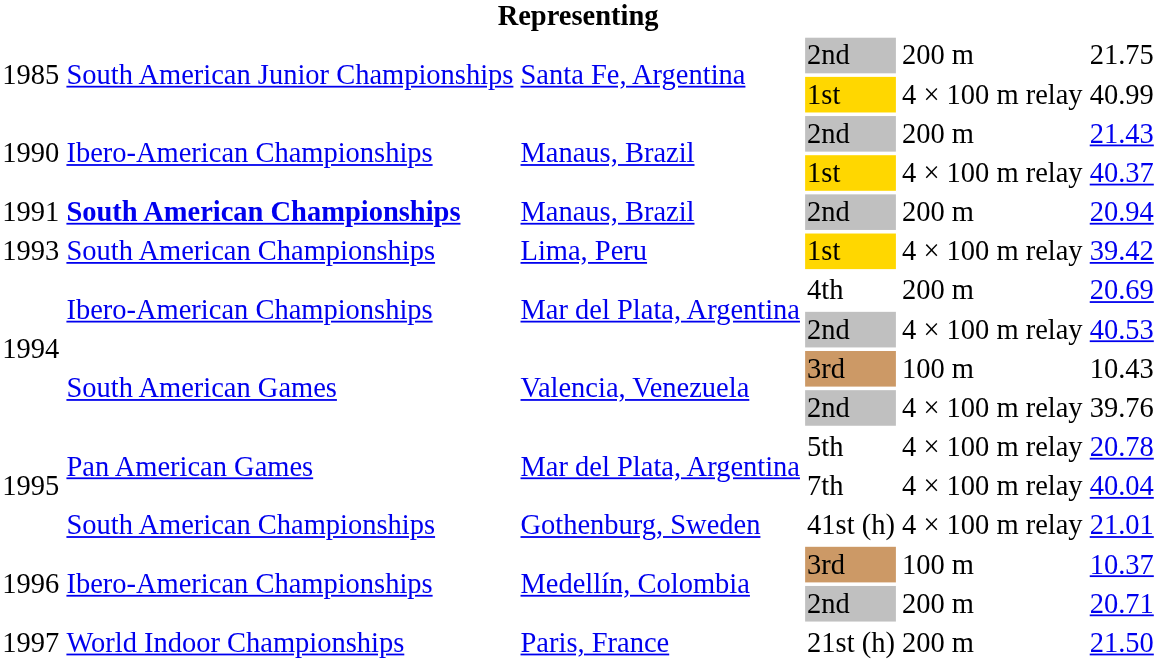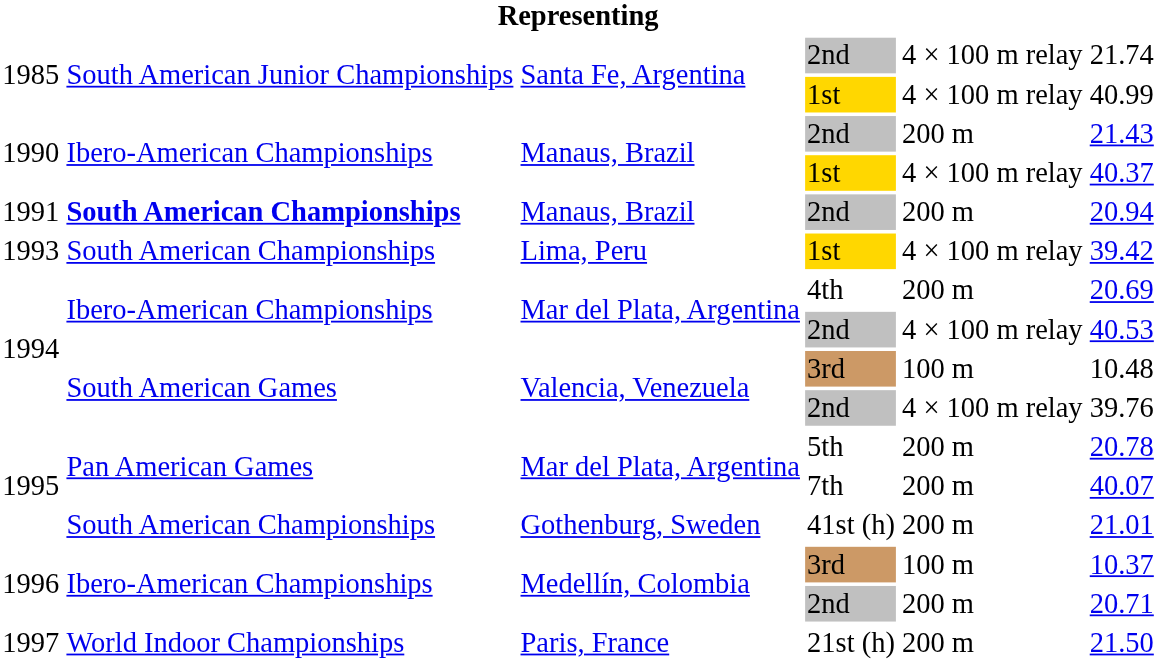(938, 55) 200 m -> (992, 55) 4 × 100 m relay
(1122, 55) 21.75 -> (1122, 55) 21.74
(1122, 368) 10.43 -> (1122, 368) 10.48
(992, 446) 4 × 100 m relay -> (938, 446) 200 m
(992, 485) 4 × 100 m relay -> (938, 485) 200 m
(1122, 485) 40.04 -> (1122, 485) 40.07
(992, 525) 4 × 100 m relay -> (938, 525) 200 m
